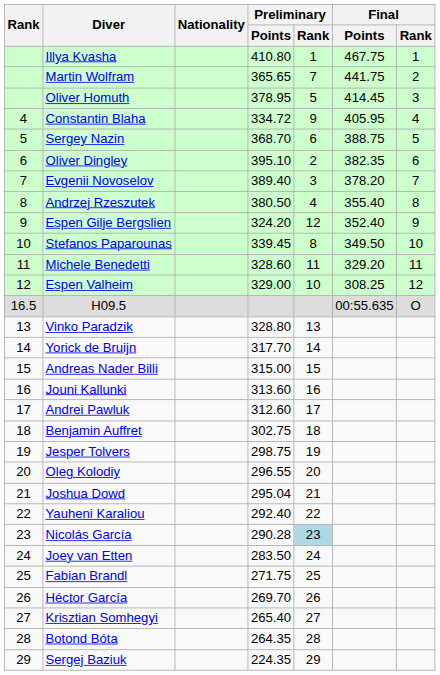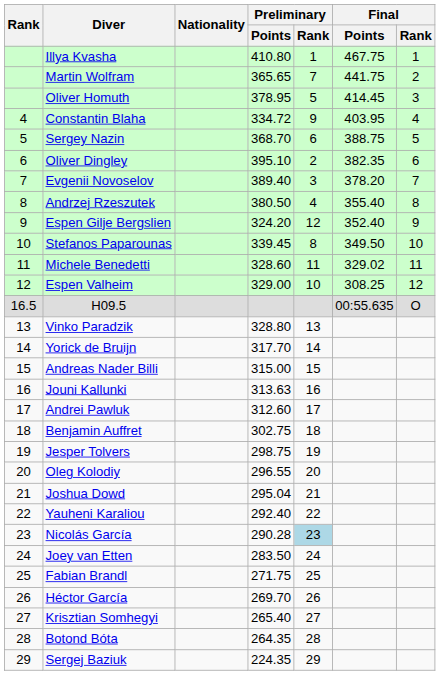(364, 118) 405.95 -> (364, 118) 403.95
(364, 264) 329.20 -> (364, 264) 329.02
(271, 389) 313.60 -> (271, 389) 313.63
